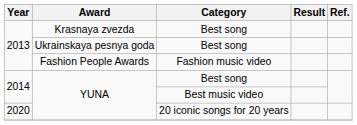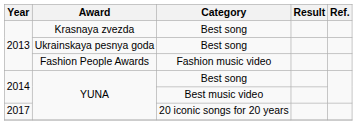(18, 111) 2020 -> (18, 111) 2017
